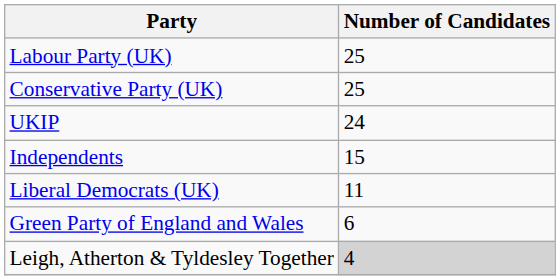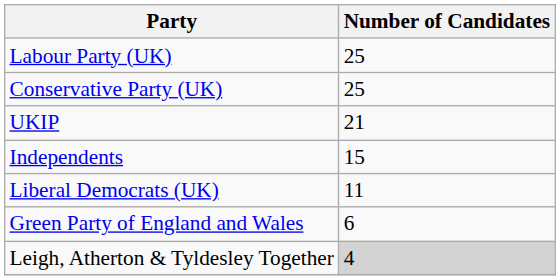(354, 122) 24 -> (354, 122) 21
